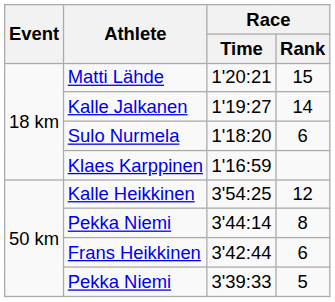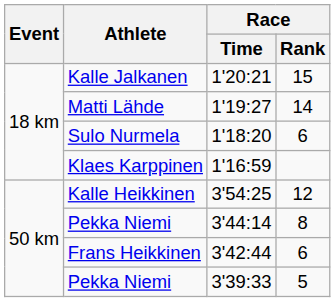(116, 78) Matti Lähde -> (128, 78) Kalle Jalkanen
(128, 107) Kalle Jalkanen -> (116, 107) Matti Lähde
